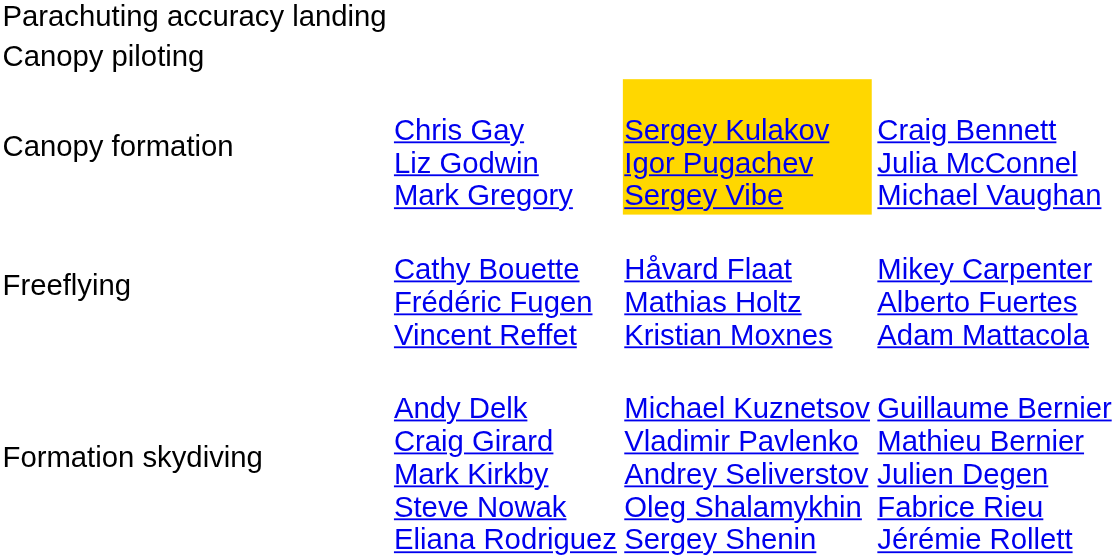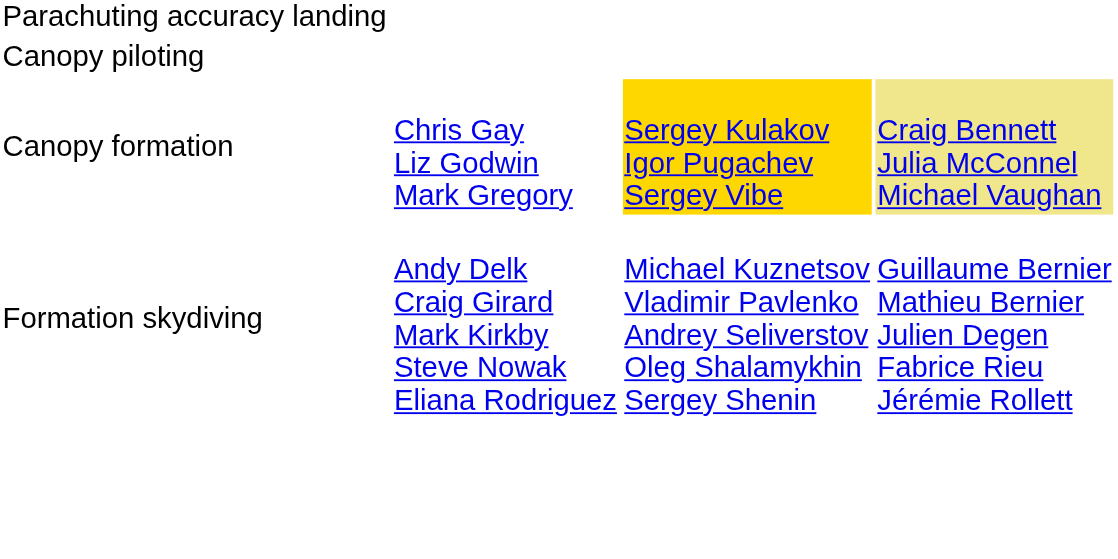(989, 162) no background -> (989, 162) khaki background
- row: (67, 285)
